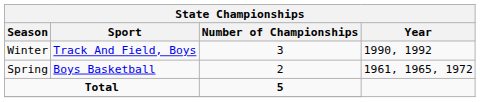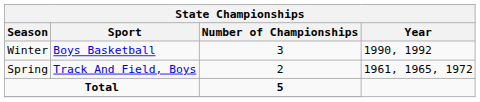(125, 51) Track And Field, Boys -> (104, 51) Boys Basketball
(104, 69) Boys Basketball -> (125, 69) Track And Field, Boys
